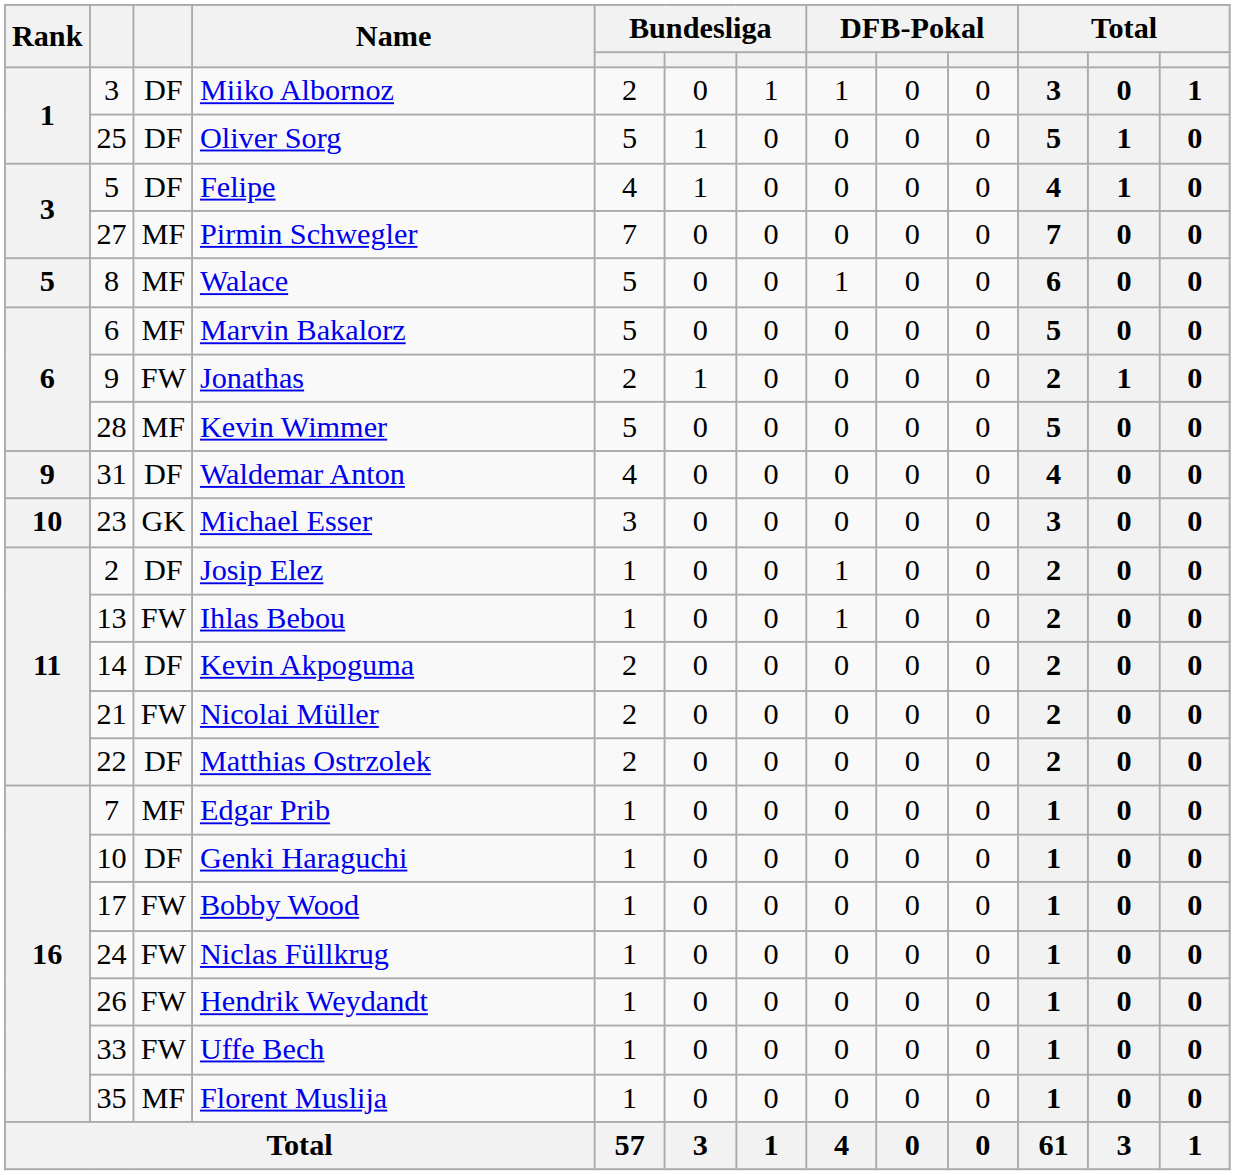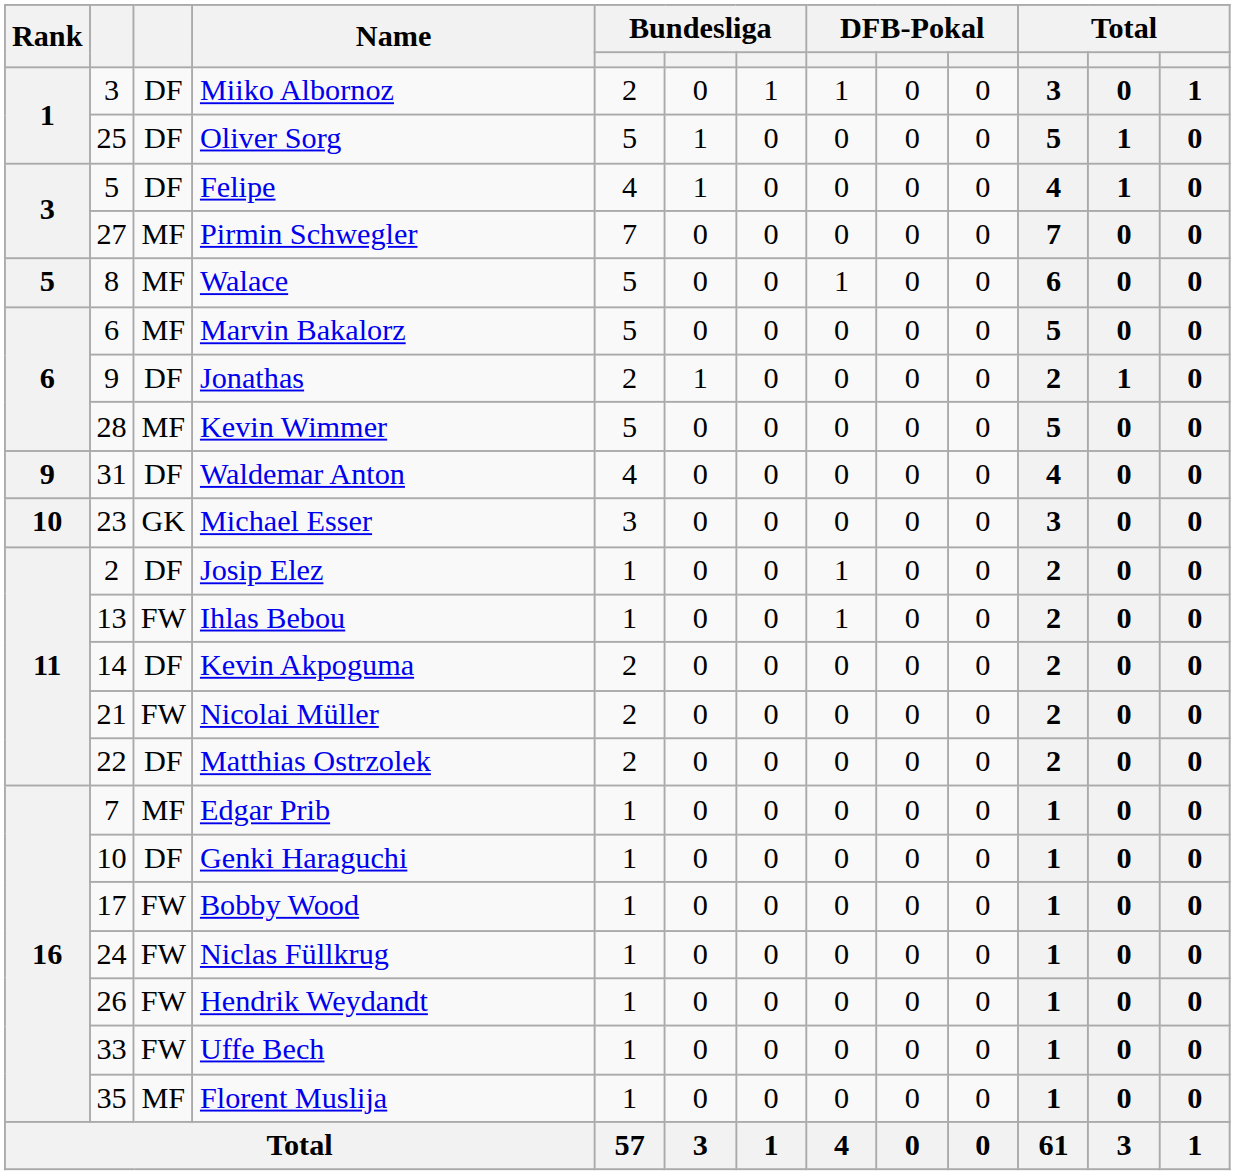(163, 378) FW -> (163, 378) DF
